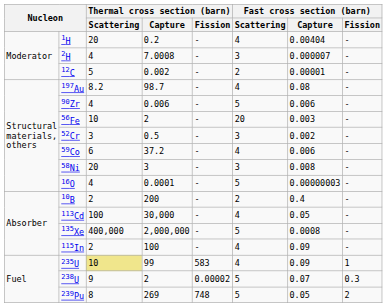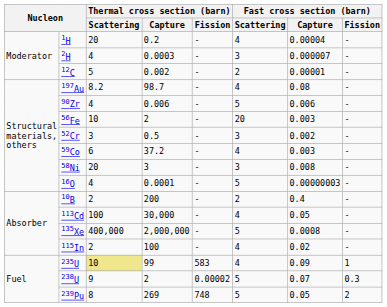(307, 40) 0.00404 -> (307, 40) 0.00004
(159, 56) 7.0008 -> (159, 56) 0.0003
(302, 151) 0.006 -> (302, 151) 0.003
(300, 247) 0.09 -> (300, 247) 0.02
